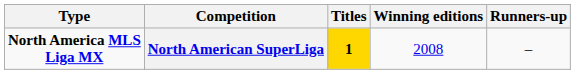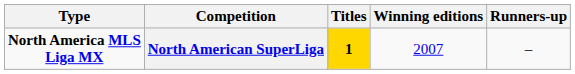(428, 48) 2008 -> (428, 48) 2007
